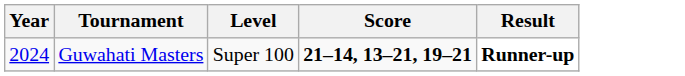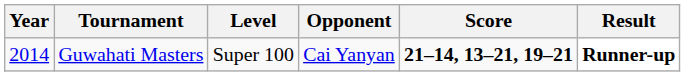+ column: (349, 21)
(29, 54) 2024 -> (29, 54) 2014
